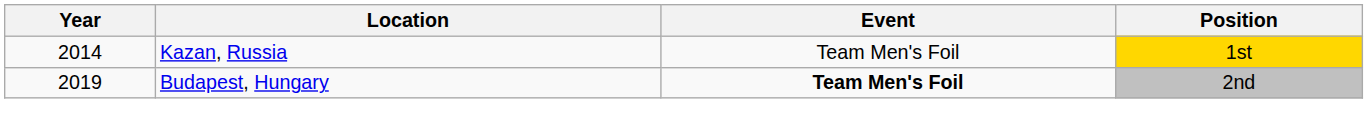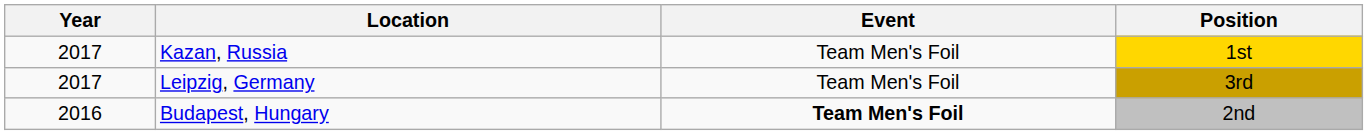(80, 52) 2014 -> (80, 52) 2017
+ row: (237, 83)
(80, 83) 2019 -> (80, 114) 2016
